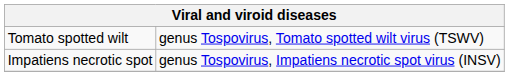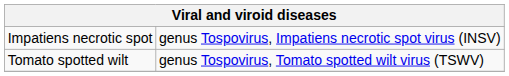rows swapped: (80, 60) <-> (68, 37)
